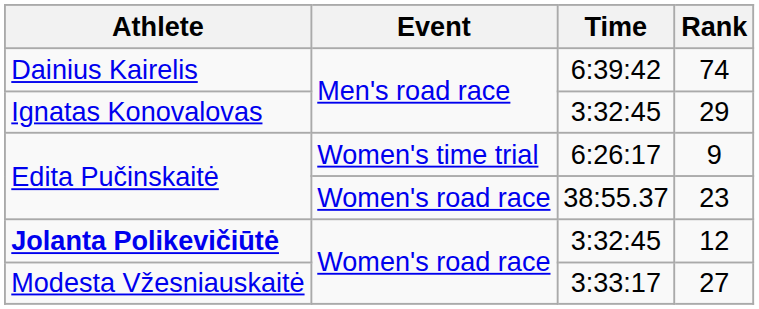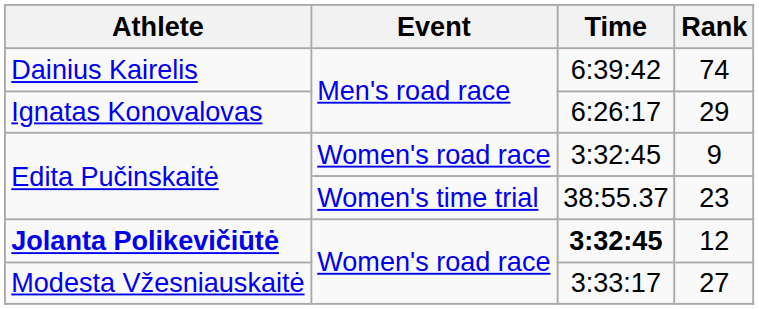(616, 112) 3:32:45 -> (616, 112) 6:26:17
(428, 155) Women's time trial -> (434, 155) Women's road race
(616, 155) 6:26:17 -> (616, 155) 3:32:45
(434, 198) Women's road race -> (428, 198) Women's time trial
(616, 241) normal -> (616, 241) bold
